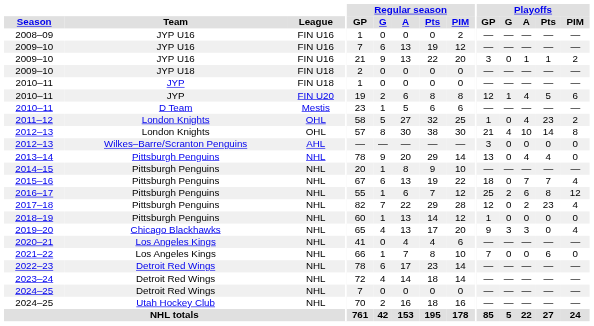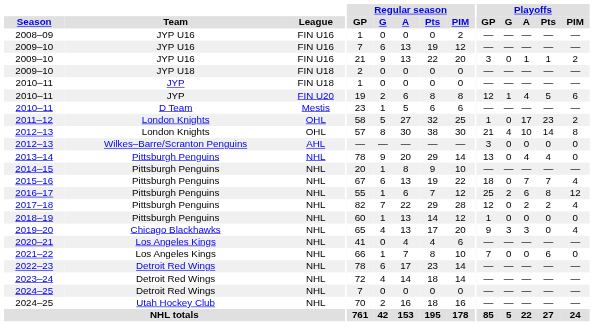(526, 120) 4 -> (526, 120) 17
(548, 205) 23 -> (548, 205) 2
